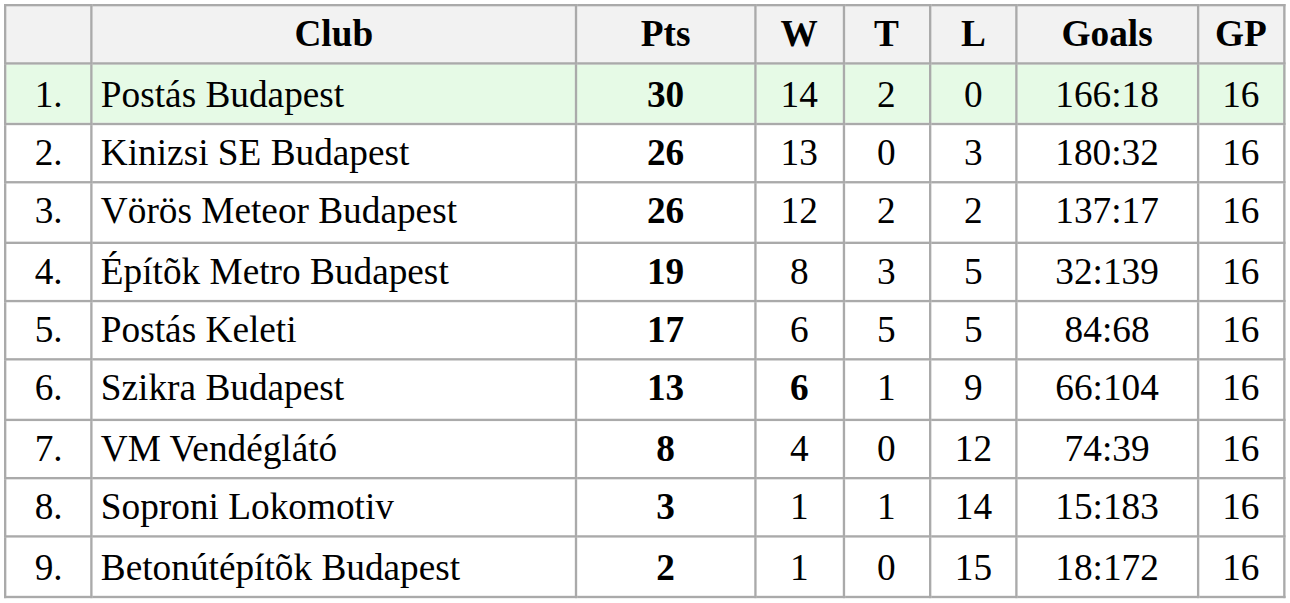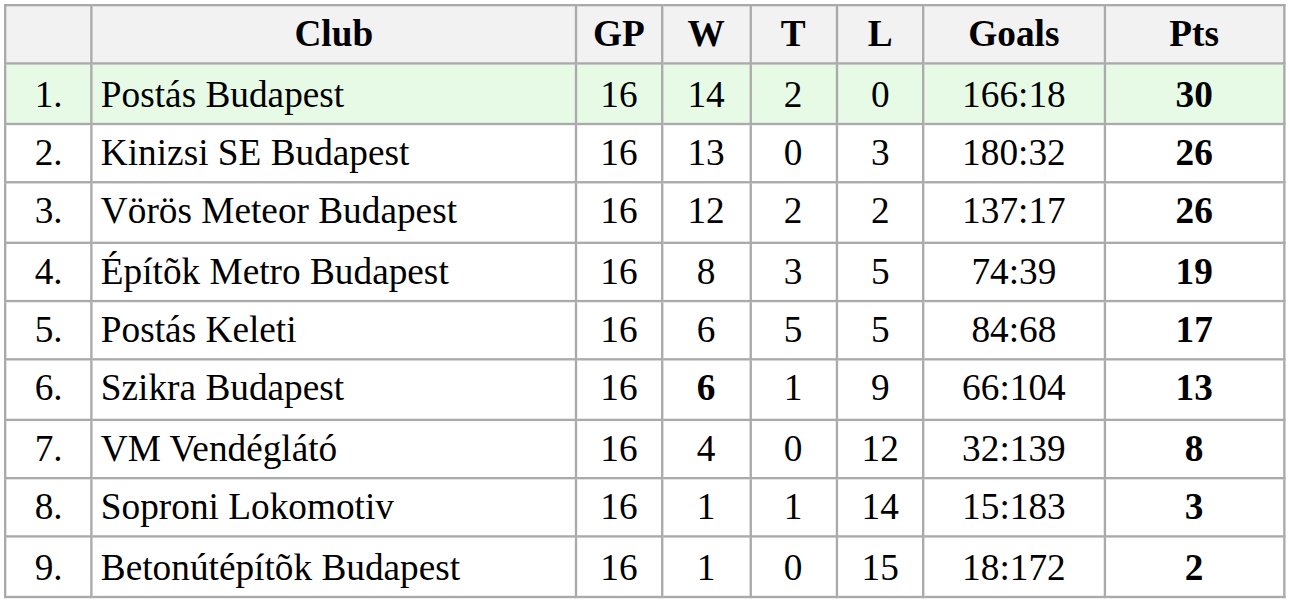columns swapped: (1241, 34) <-> (666, 34)
(1107, 270) 32:139 -> (1014, 270) 74:39
(1107, 447) 74:39 -> (1014, 447) 32:139
